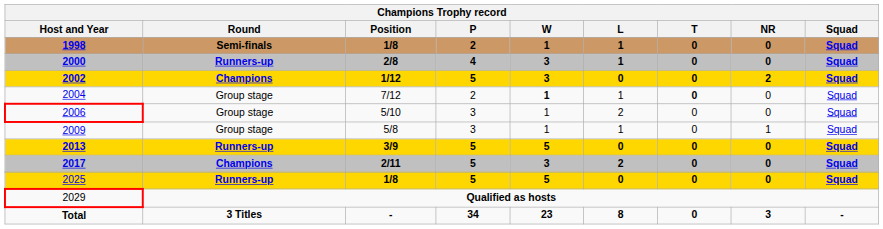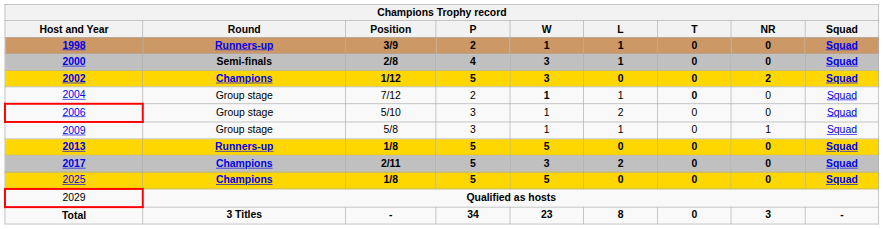(244, 45) Semi-finals -> (244, 45) Runners-up
(391, 45) 1/8 -> (391, 45) 3/9
(244, 62) Runners-up -> (244, 62) Semi-finals
(391, 147) 3/9 -> (391, 147) 1/8
(244, 180) Runners-up -> (244, 180) Champions
